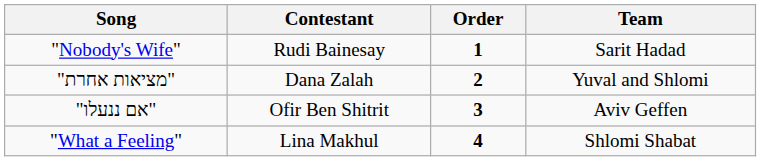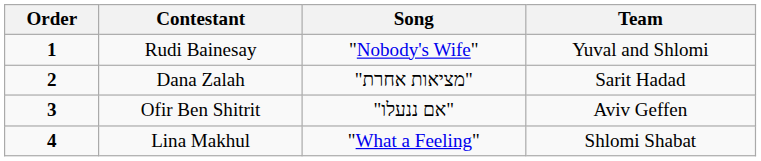columns swapped: (478, 19) <-> (116, 19)
(640, 49) Sarit Hadad -> (640, 49) Yuval and Shlomi
(640, 79) Yuval and Shlomi -> (640, 79) Sarit Hadad
